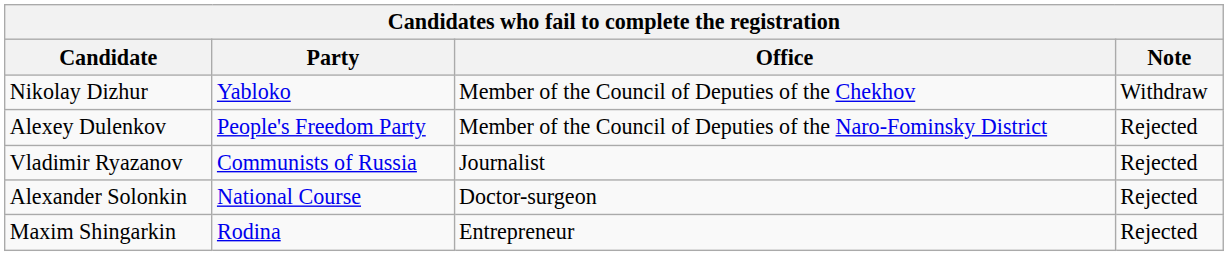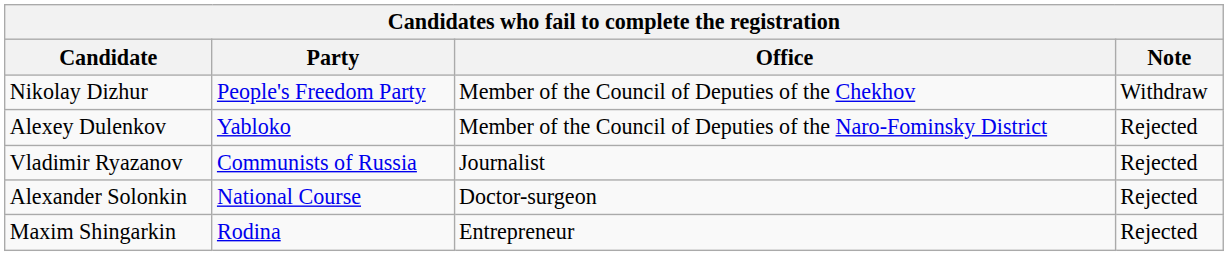(254, 92) Yabloko -> (321, 92) People's Freedom Party
(321, 127) People's Freedom Party -> (254, 127) Yabloko
